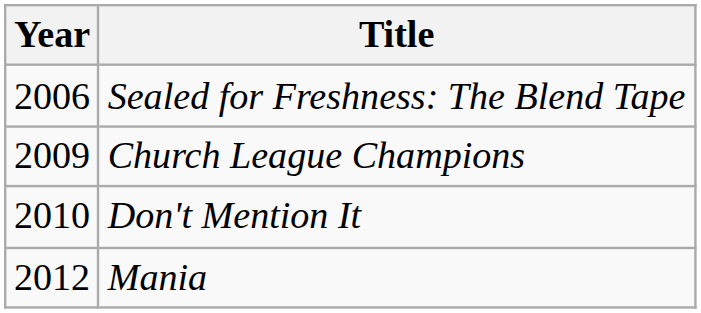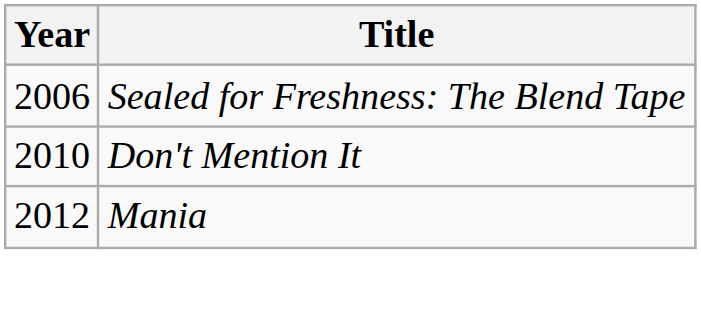- row: (316, 155)
